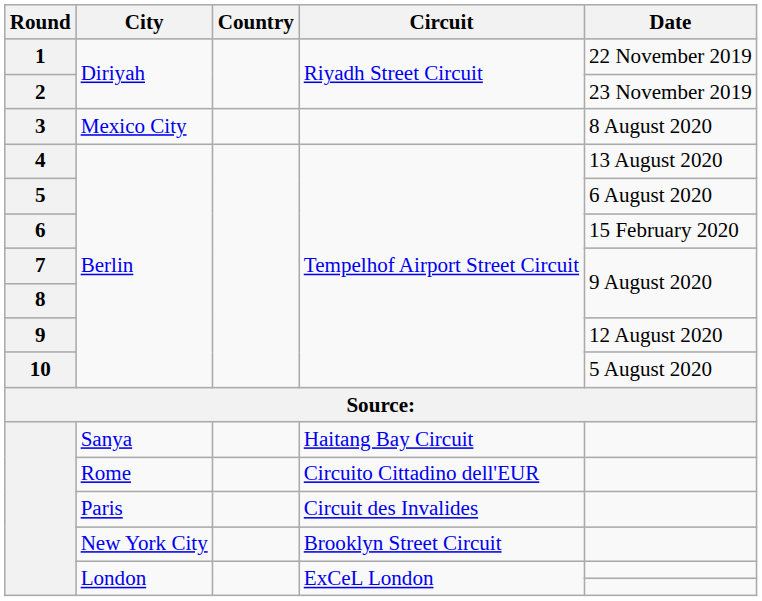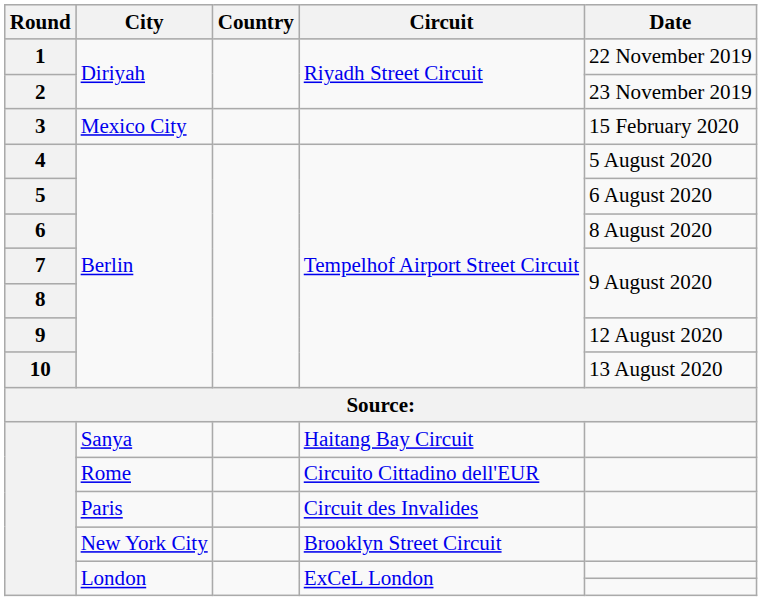(651, 125) 8 August 2020 -> (664, 125) 15 February 2020
(656, 160) 13 August 2020 -> (651, 160) 5 August 2020
(664, 230) 15 February 2020 -> (651, 230) 8 August 2020
(651, 369) 5 August 2020 -> (656, 369) 13 August 2020
